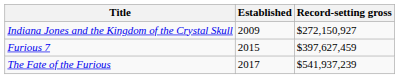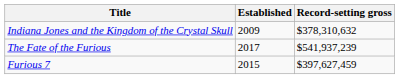(327, 30) $272,150,927 -> (327, 30) $378,310,632
rows swapped: (29, 47) <-> (59, 64)
